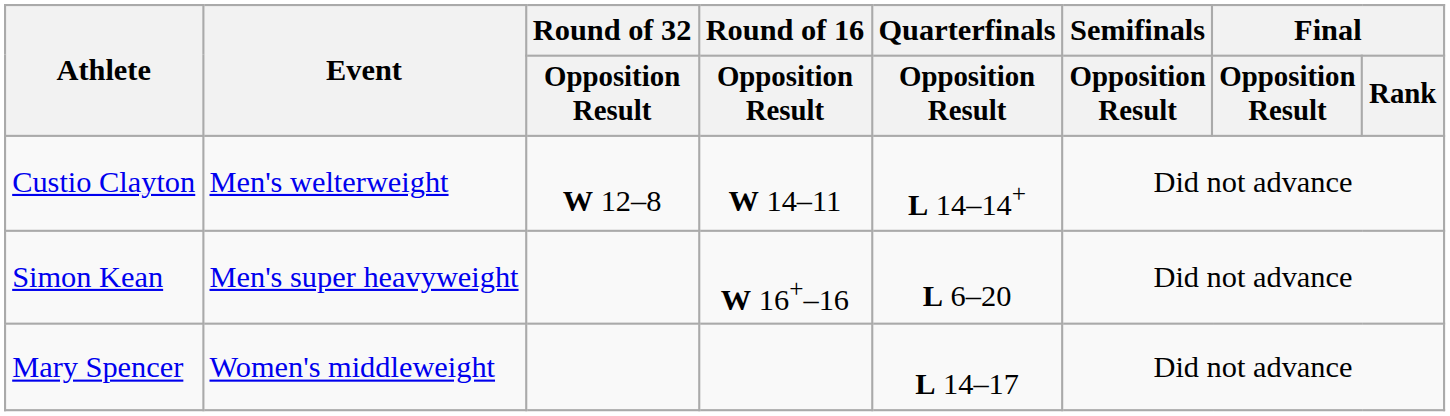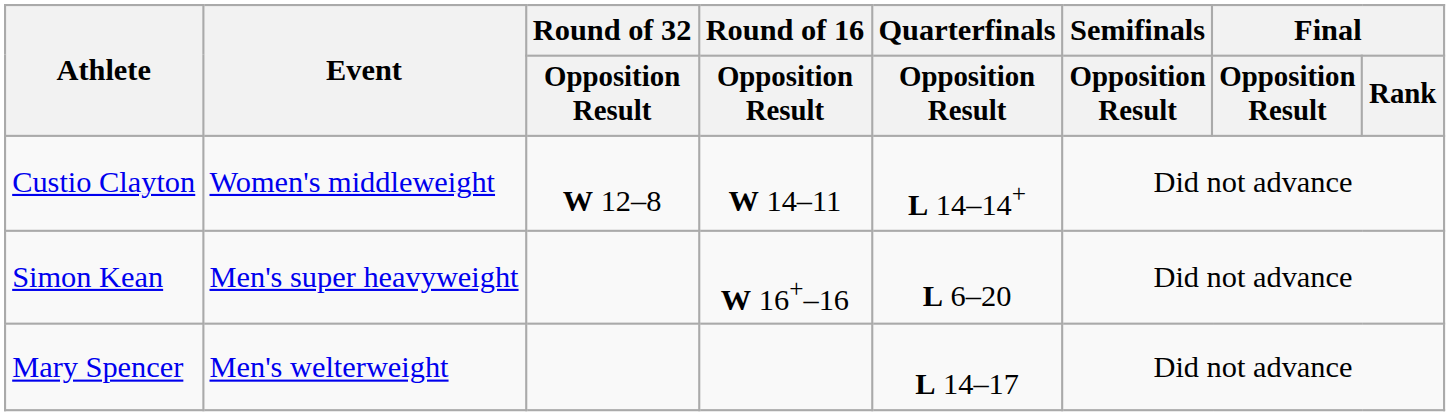(329, 183) Men's welterweight -> (352, 183) Women's middleweight
(352, 367) Women's middleweight -> (329, 367) Men's welterweight
